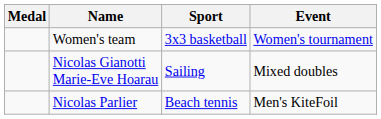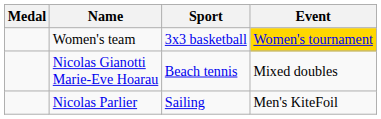(313, 39) no background -> (313, 39) gold background
(185, 71) Sailing -> (201, 71) Beach tennis
(201, 103) Beach tennis -> (185, 103) Sailing
